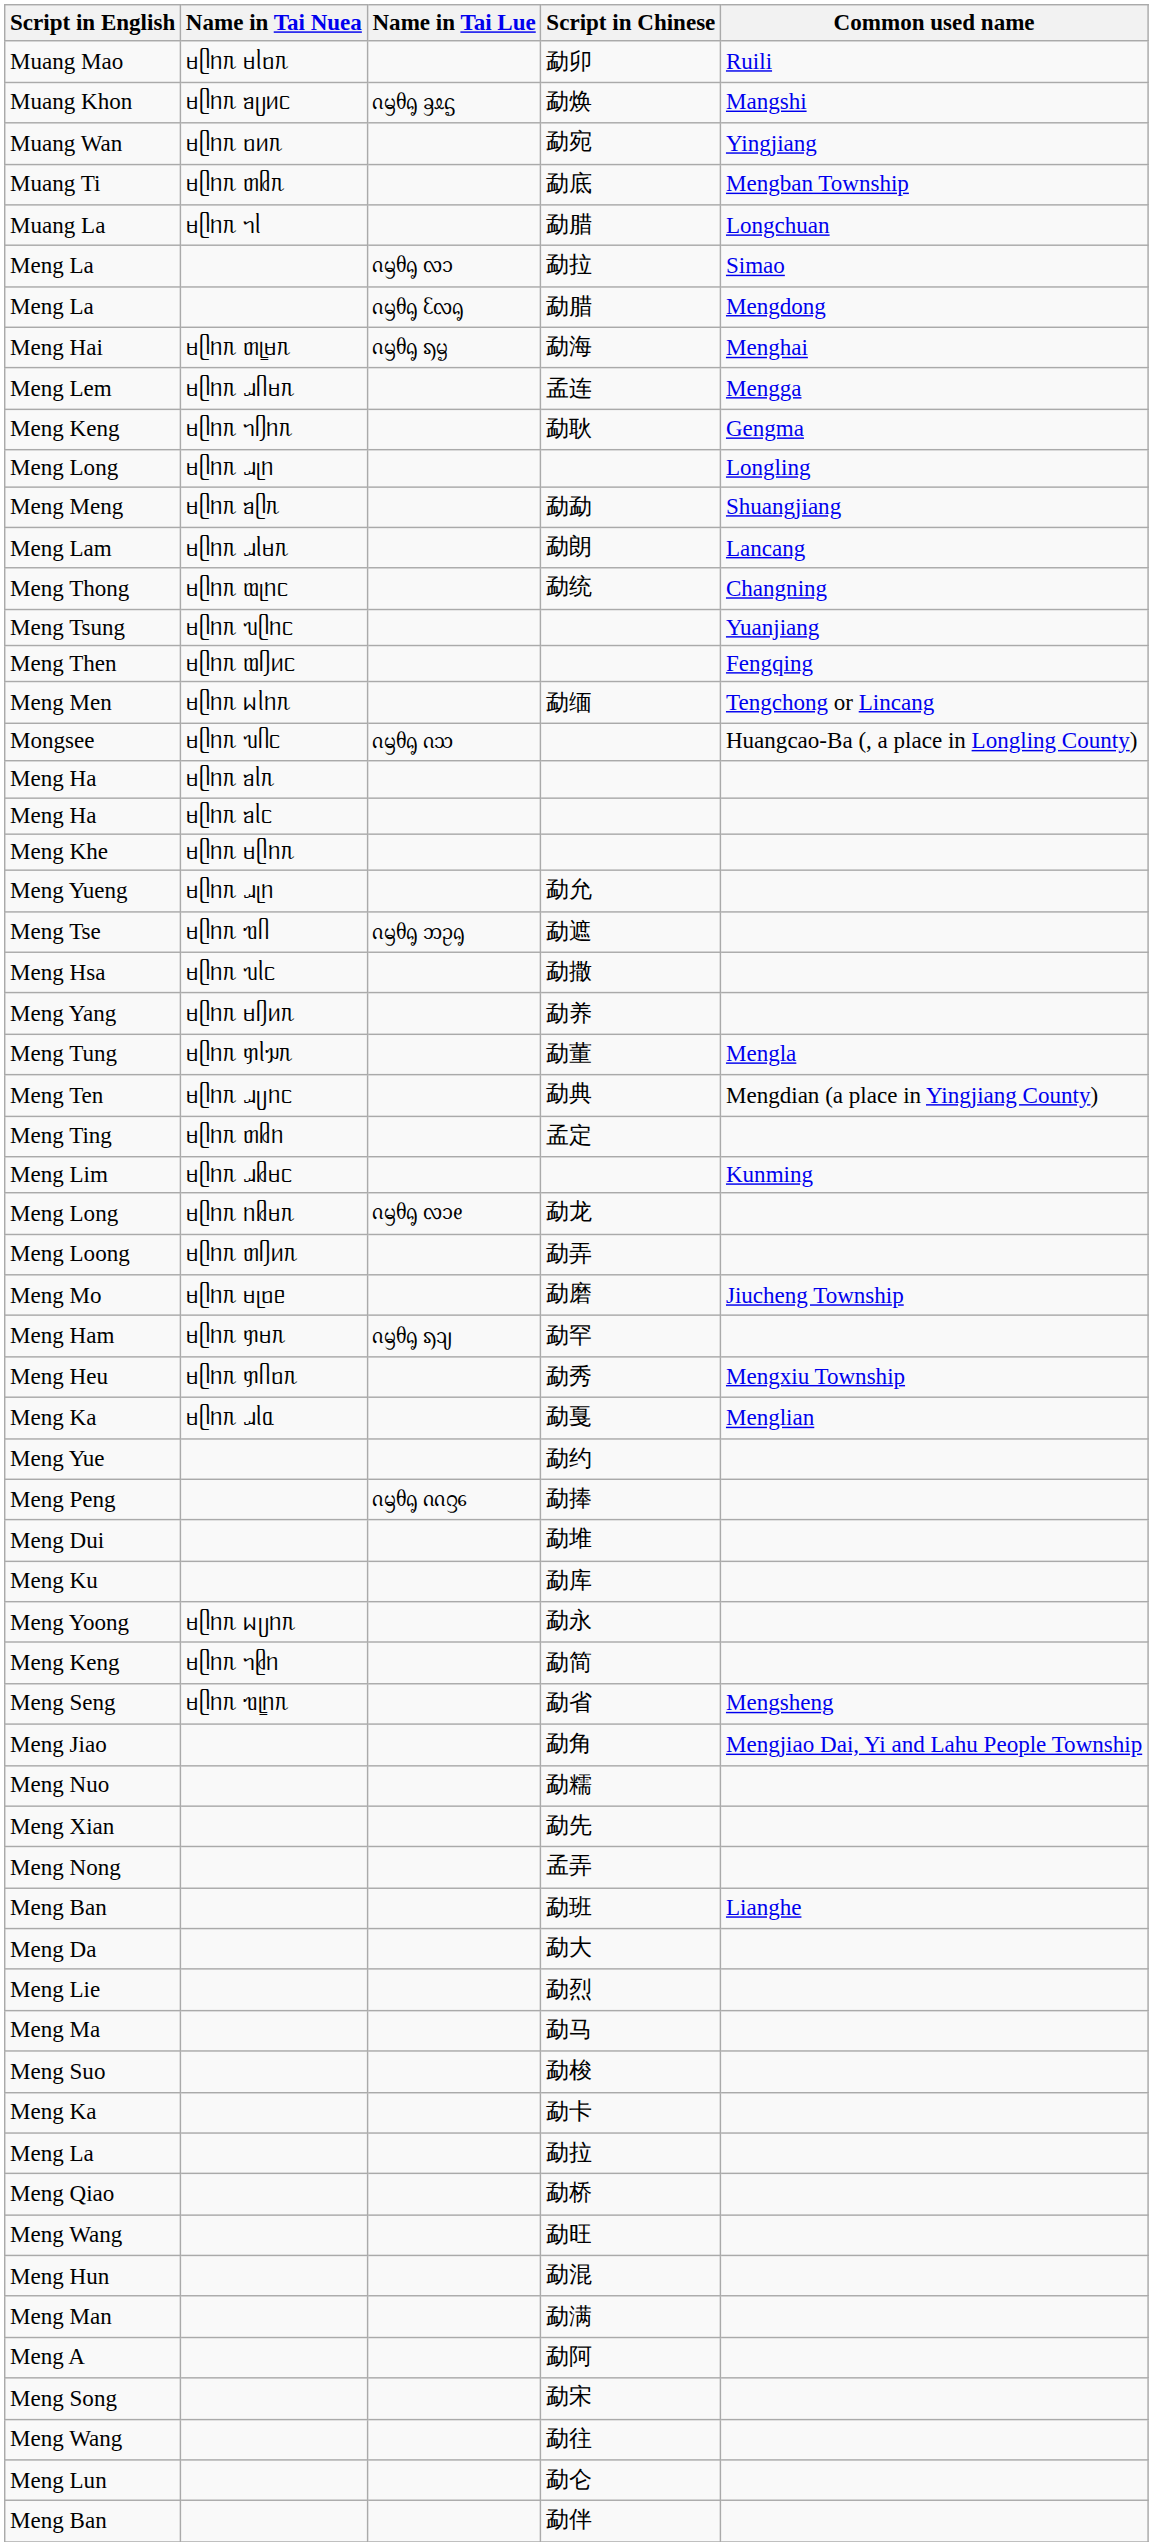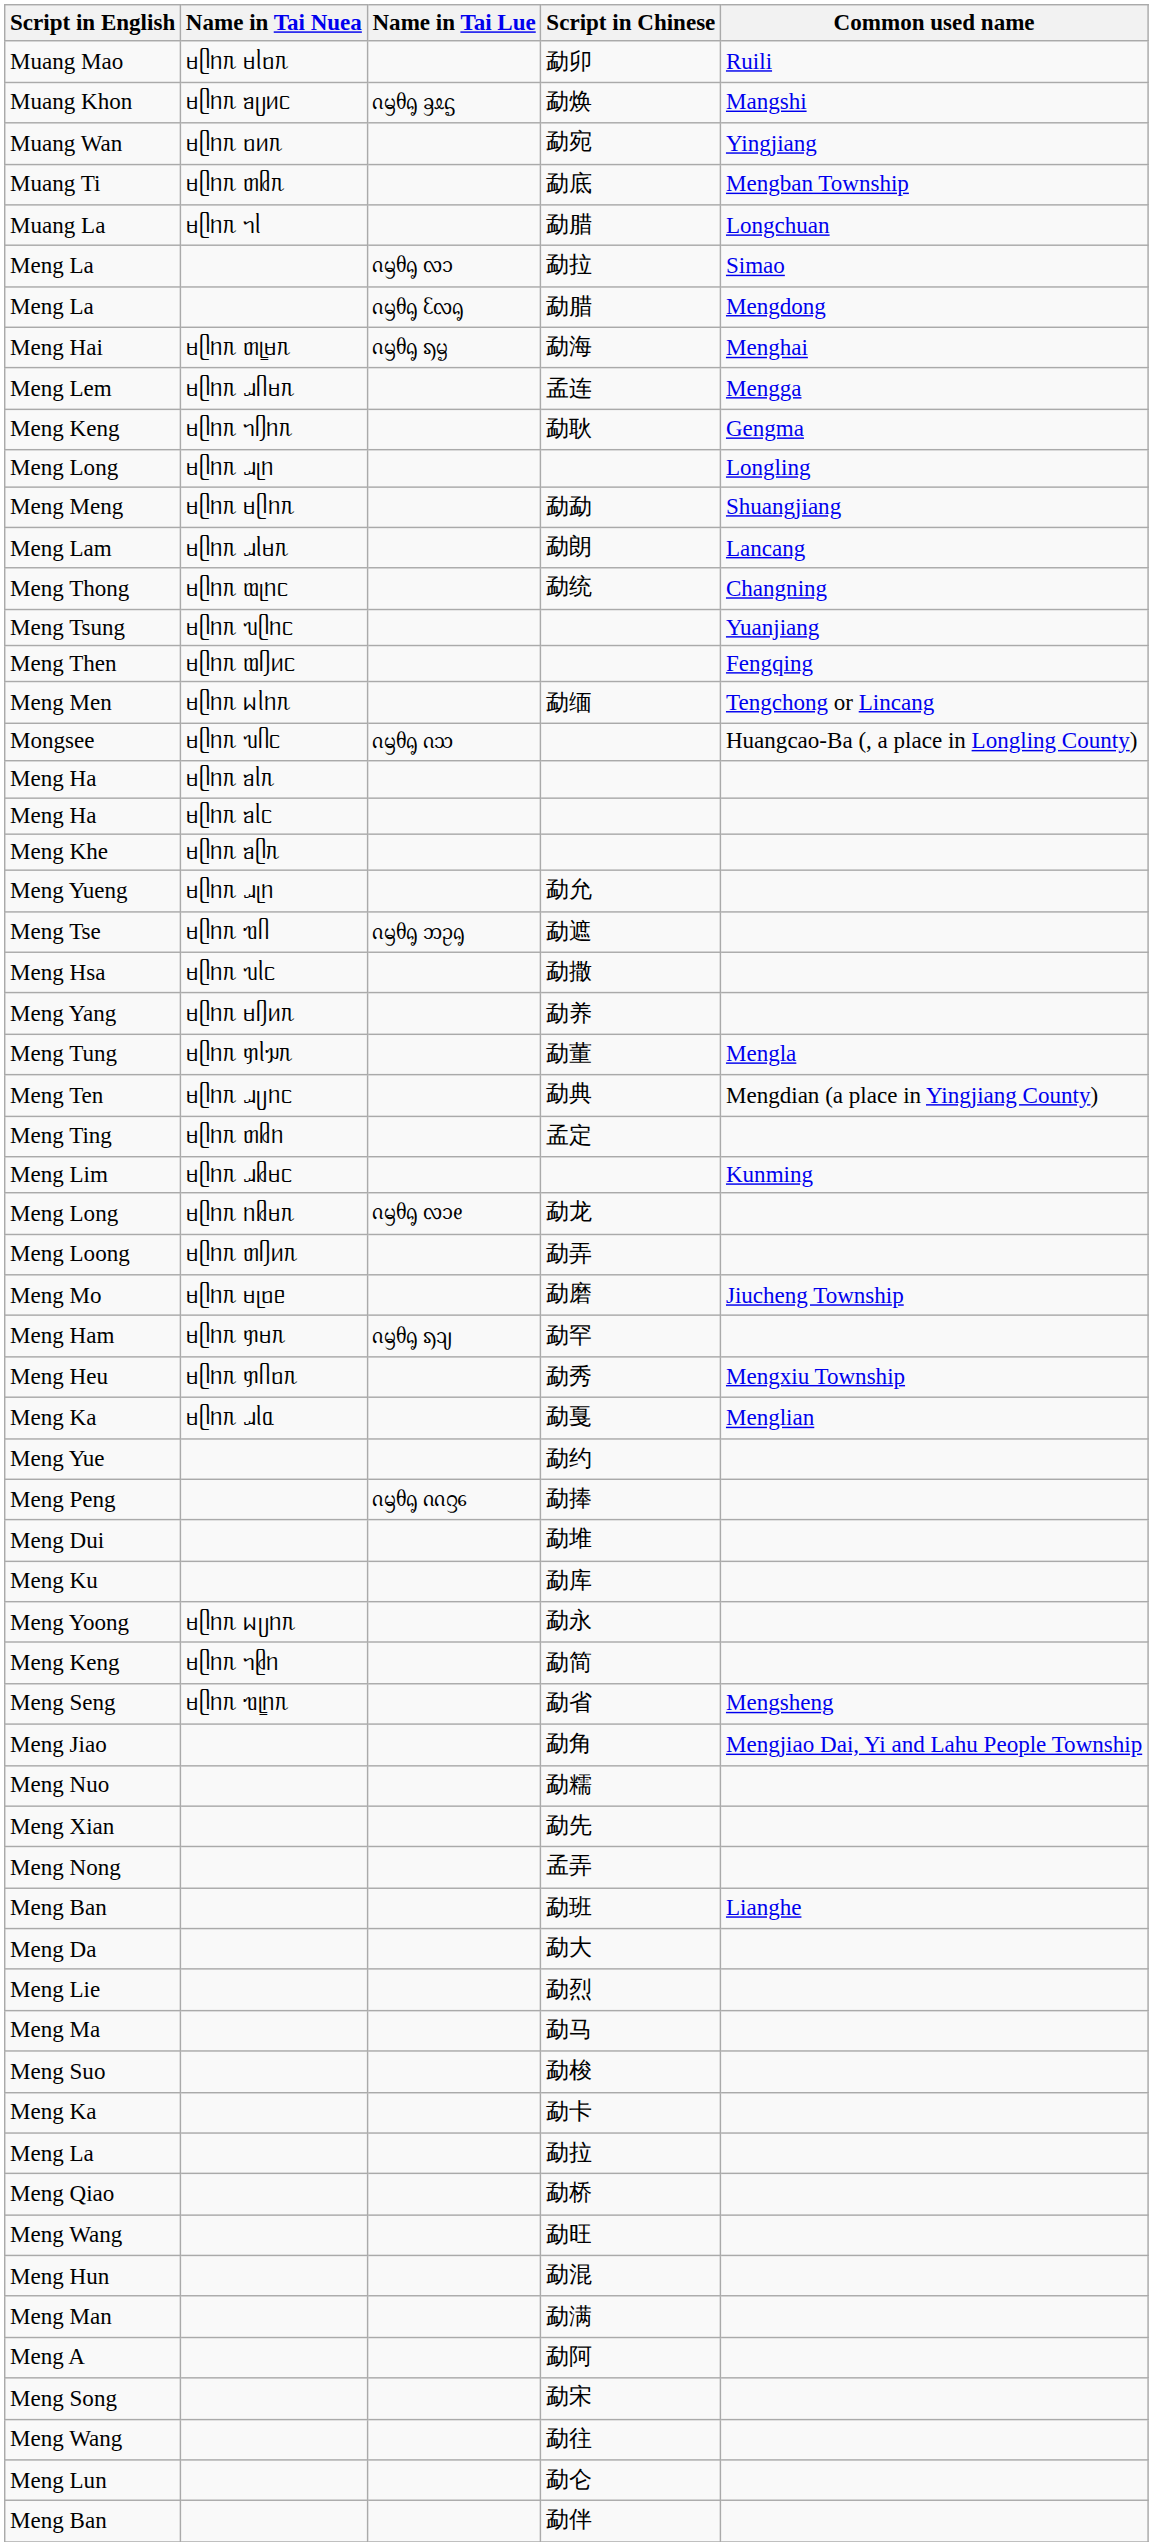(233, 506) ᥛᥫᥒᥰ ᥑᥫᥰ -> (241, 506) ᥛᥫᥒᥰ ᥛᥫᥒᥰ
(241, 852) ᥛᥫᥒᥰ ᥛᥫᥒᥰ -> (233, 852) ᥛᥫᥒᥰ ᥑᥫᥰ
